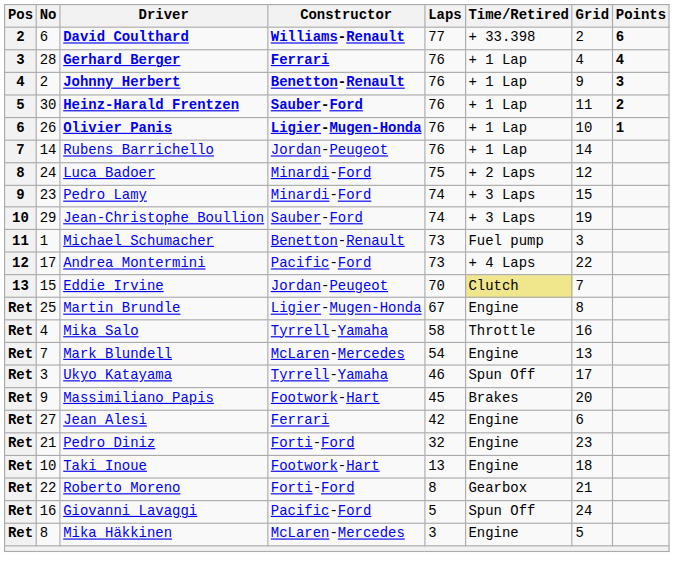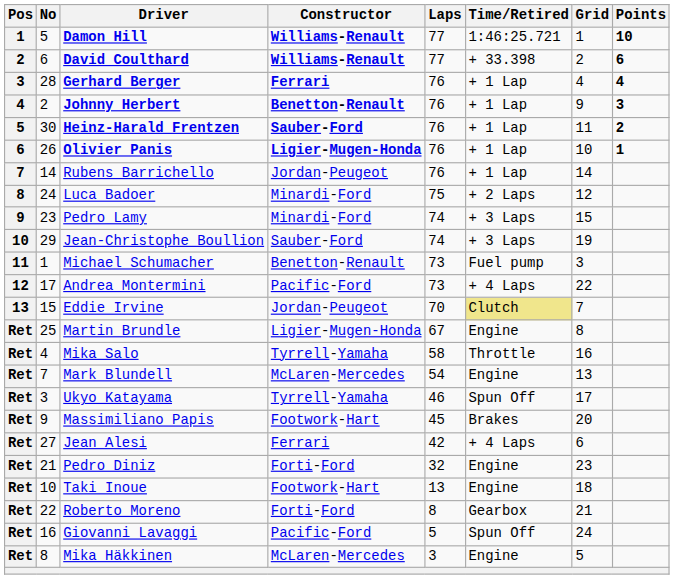+ row: (105, 39)
(494, 422) Engine -> (502, 444) + 4 Laps
